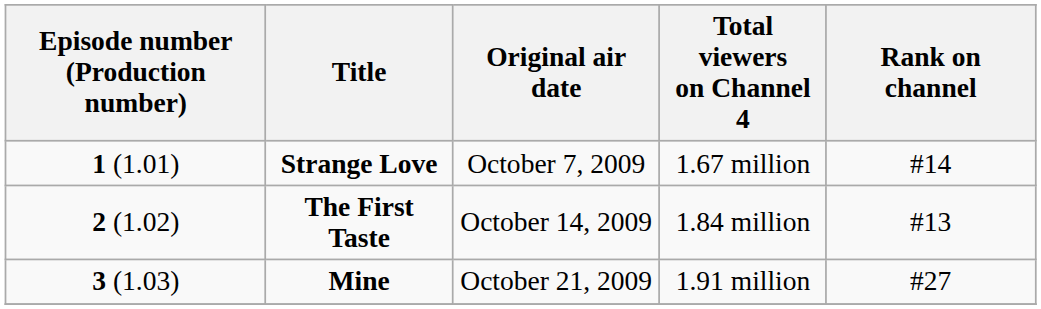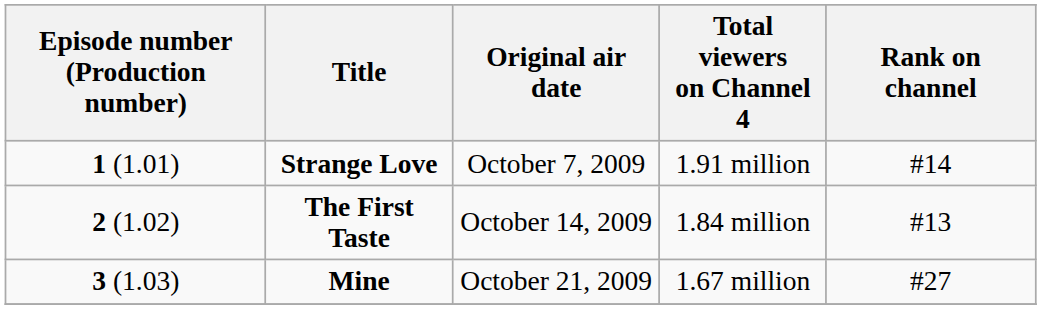(743, 162) 1.67 million -> (743, 162) 1.91 million
(743, 281) 1.91 million -> (743, 281) 1.67 million
